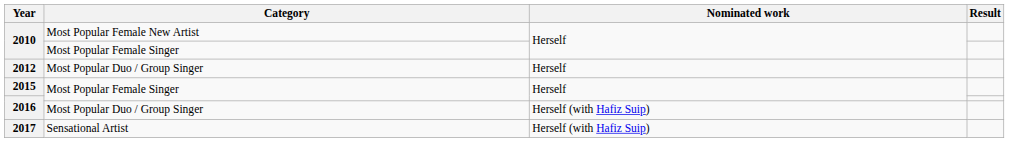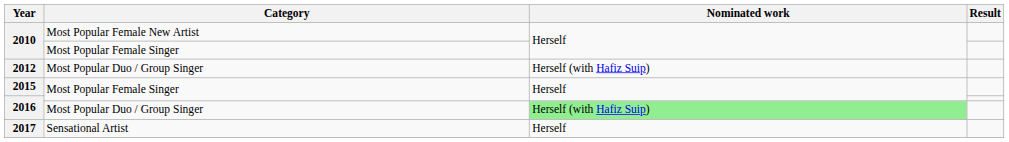(549, 68) Herself -> (591, 68) Herself (with Hafiz Suip)
(591, 110) no background -> (591, 110) lightgreen background
(591, 128) Herself (with Hafiz Suip) -> (549, 128) Herself
